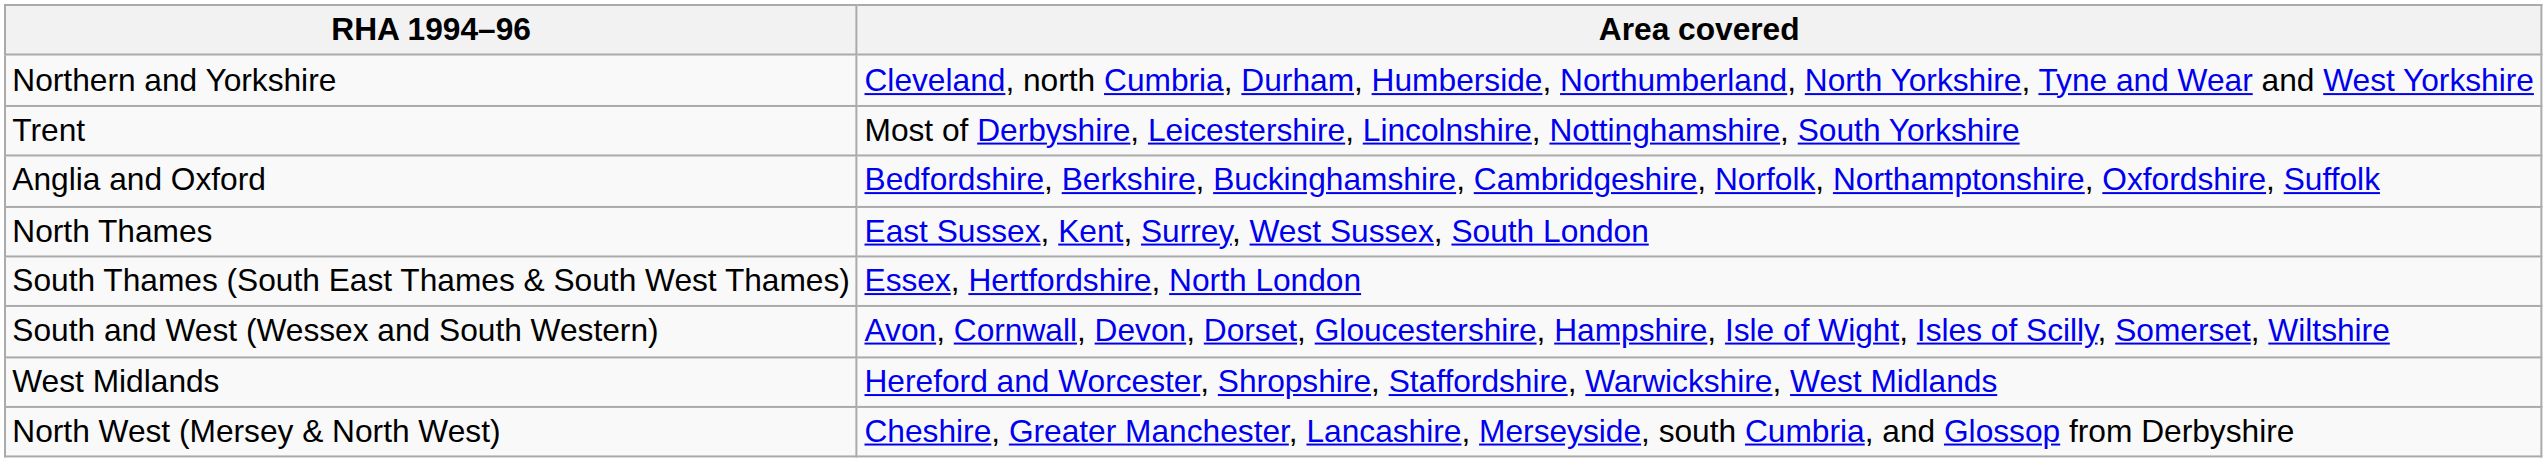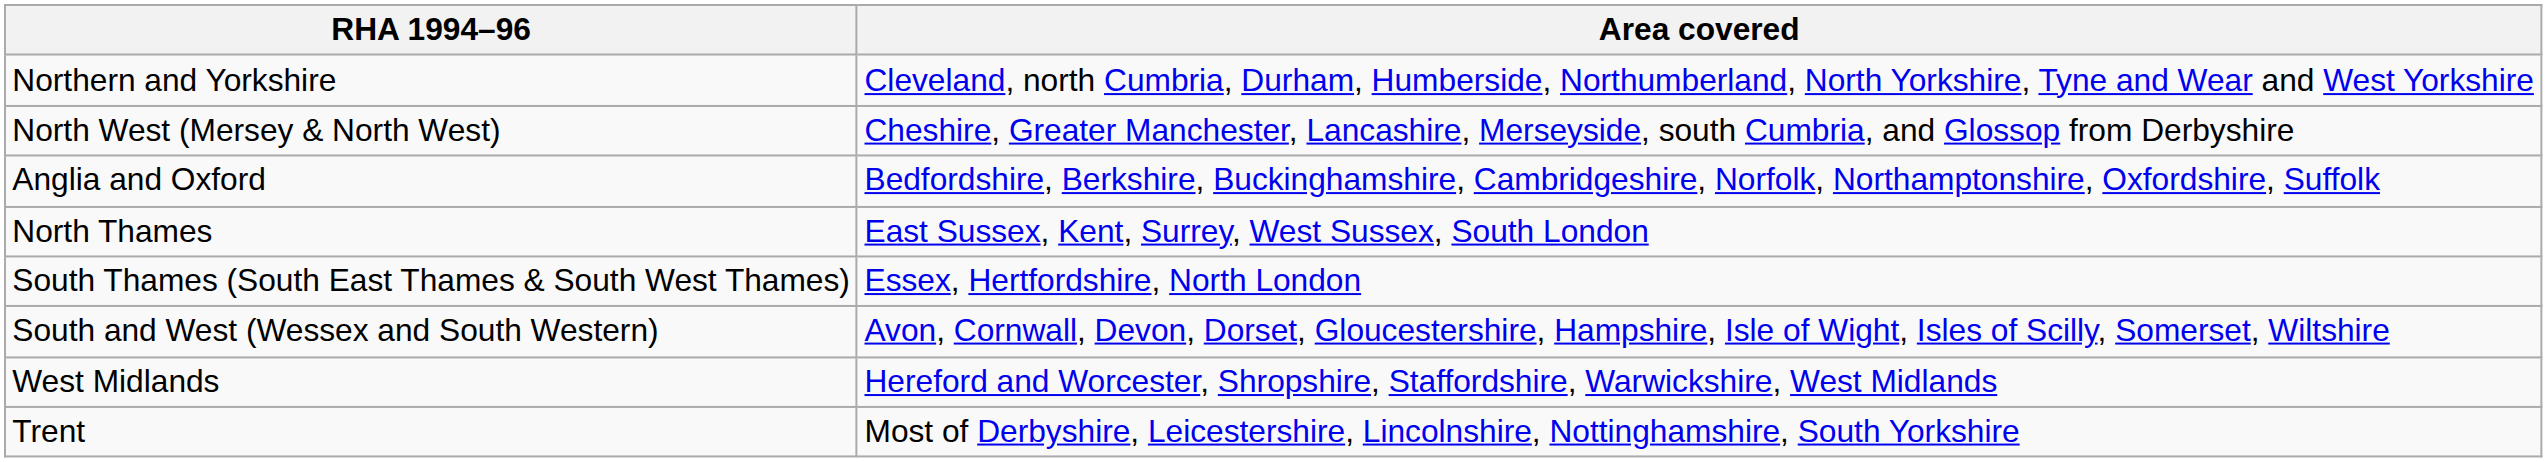rows swapped: (49, 130) <-> (256, 431)
